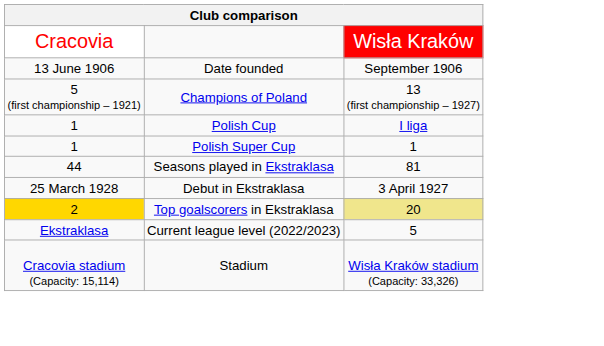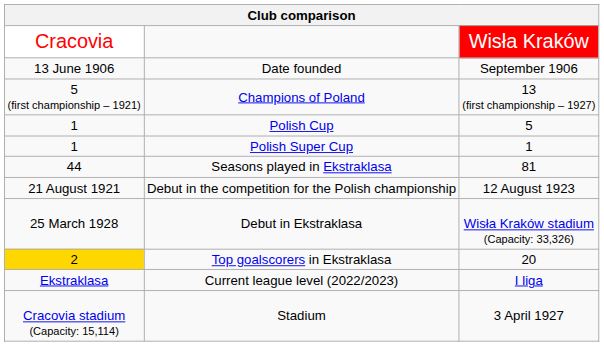(413, 126) I liga -> (529, 126) 5
+ row: (301, 188)
(413, 188) 3 April 1927 -> (529, 231) Wisła Kraków stadium (Capacity: 33,326)
(413, 209) khaki background -> (529, 260) no background
(413, 230) 5 -> (529, 281) I liga
(413, 273) Wisła Kraków stadium (Capacity: 33,326) -> (529, 316) 3 April 1927
